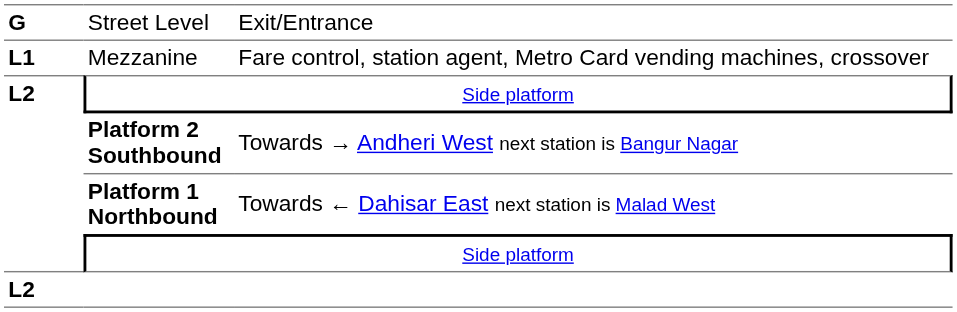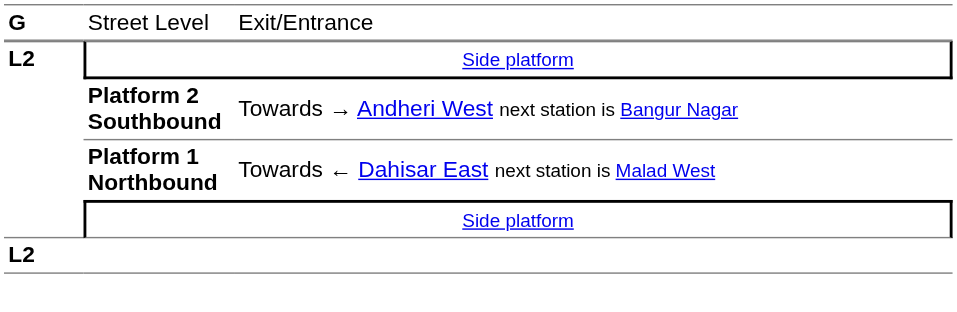- row: (143, 57)
